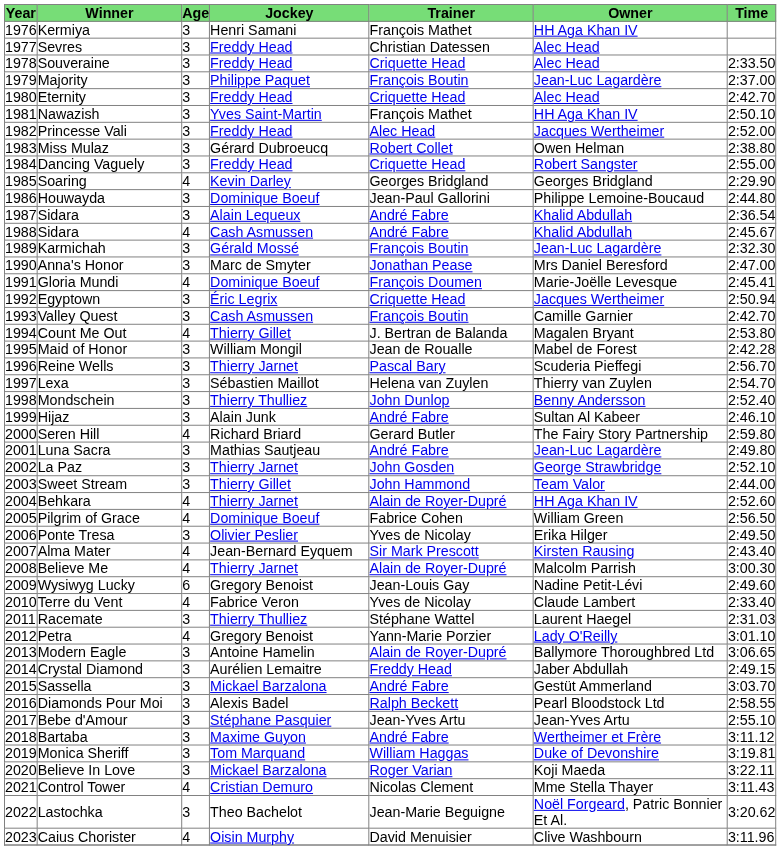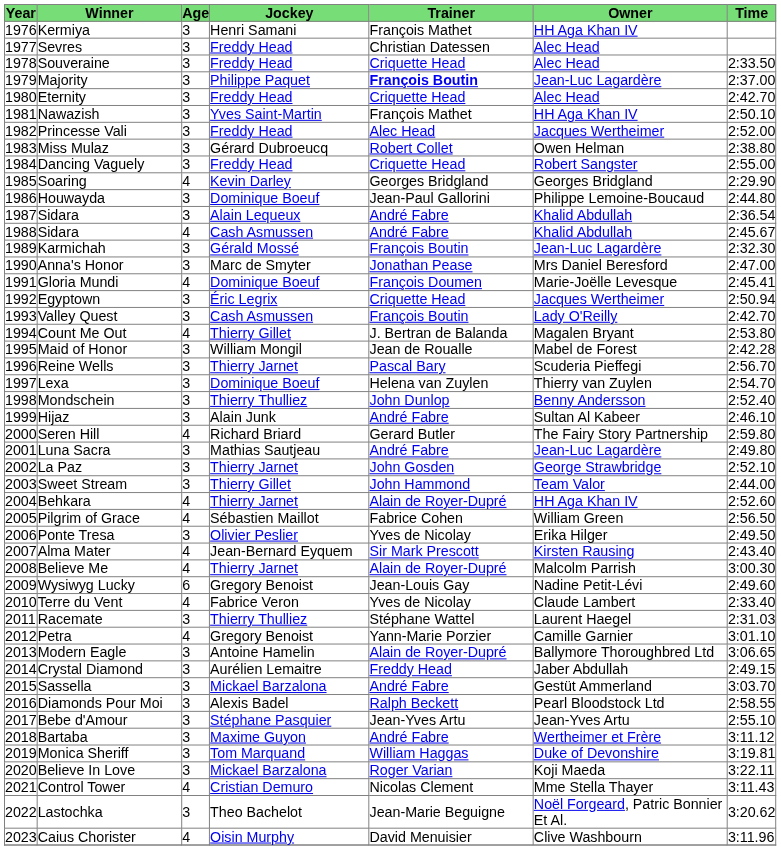(419, 80) normal -> (424, 80) bold
(583, 316) Camille Garnier -> (576, 316) Lady O'Reilly
(264, 383) Sébastien Maillot -> (265, 383) Dominique Boeuf
(265, 518) Dominique Boeuf -> (264, 518) Sébastien Maillot
(576, 636) Lady O'Reilly -> (583, 636) Camille Garnier
